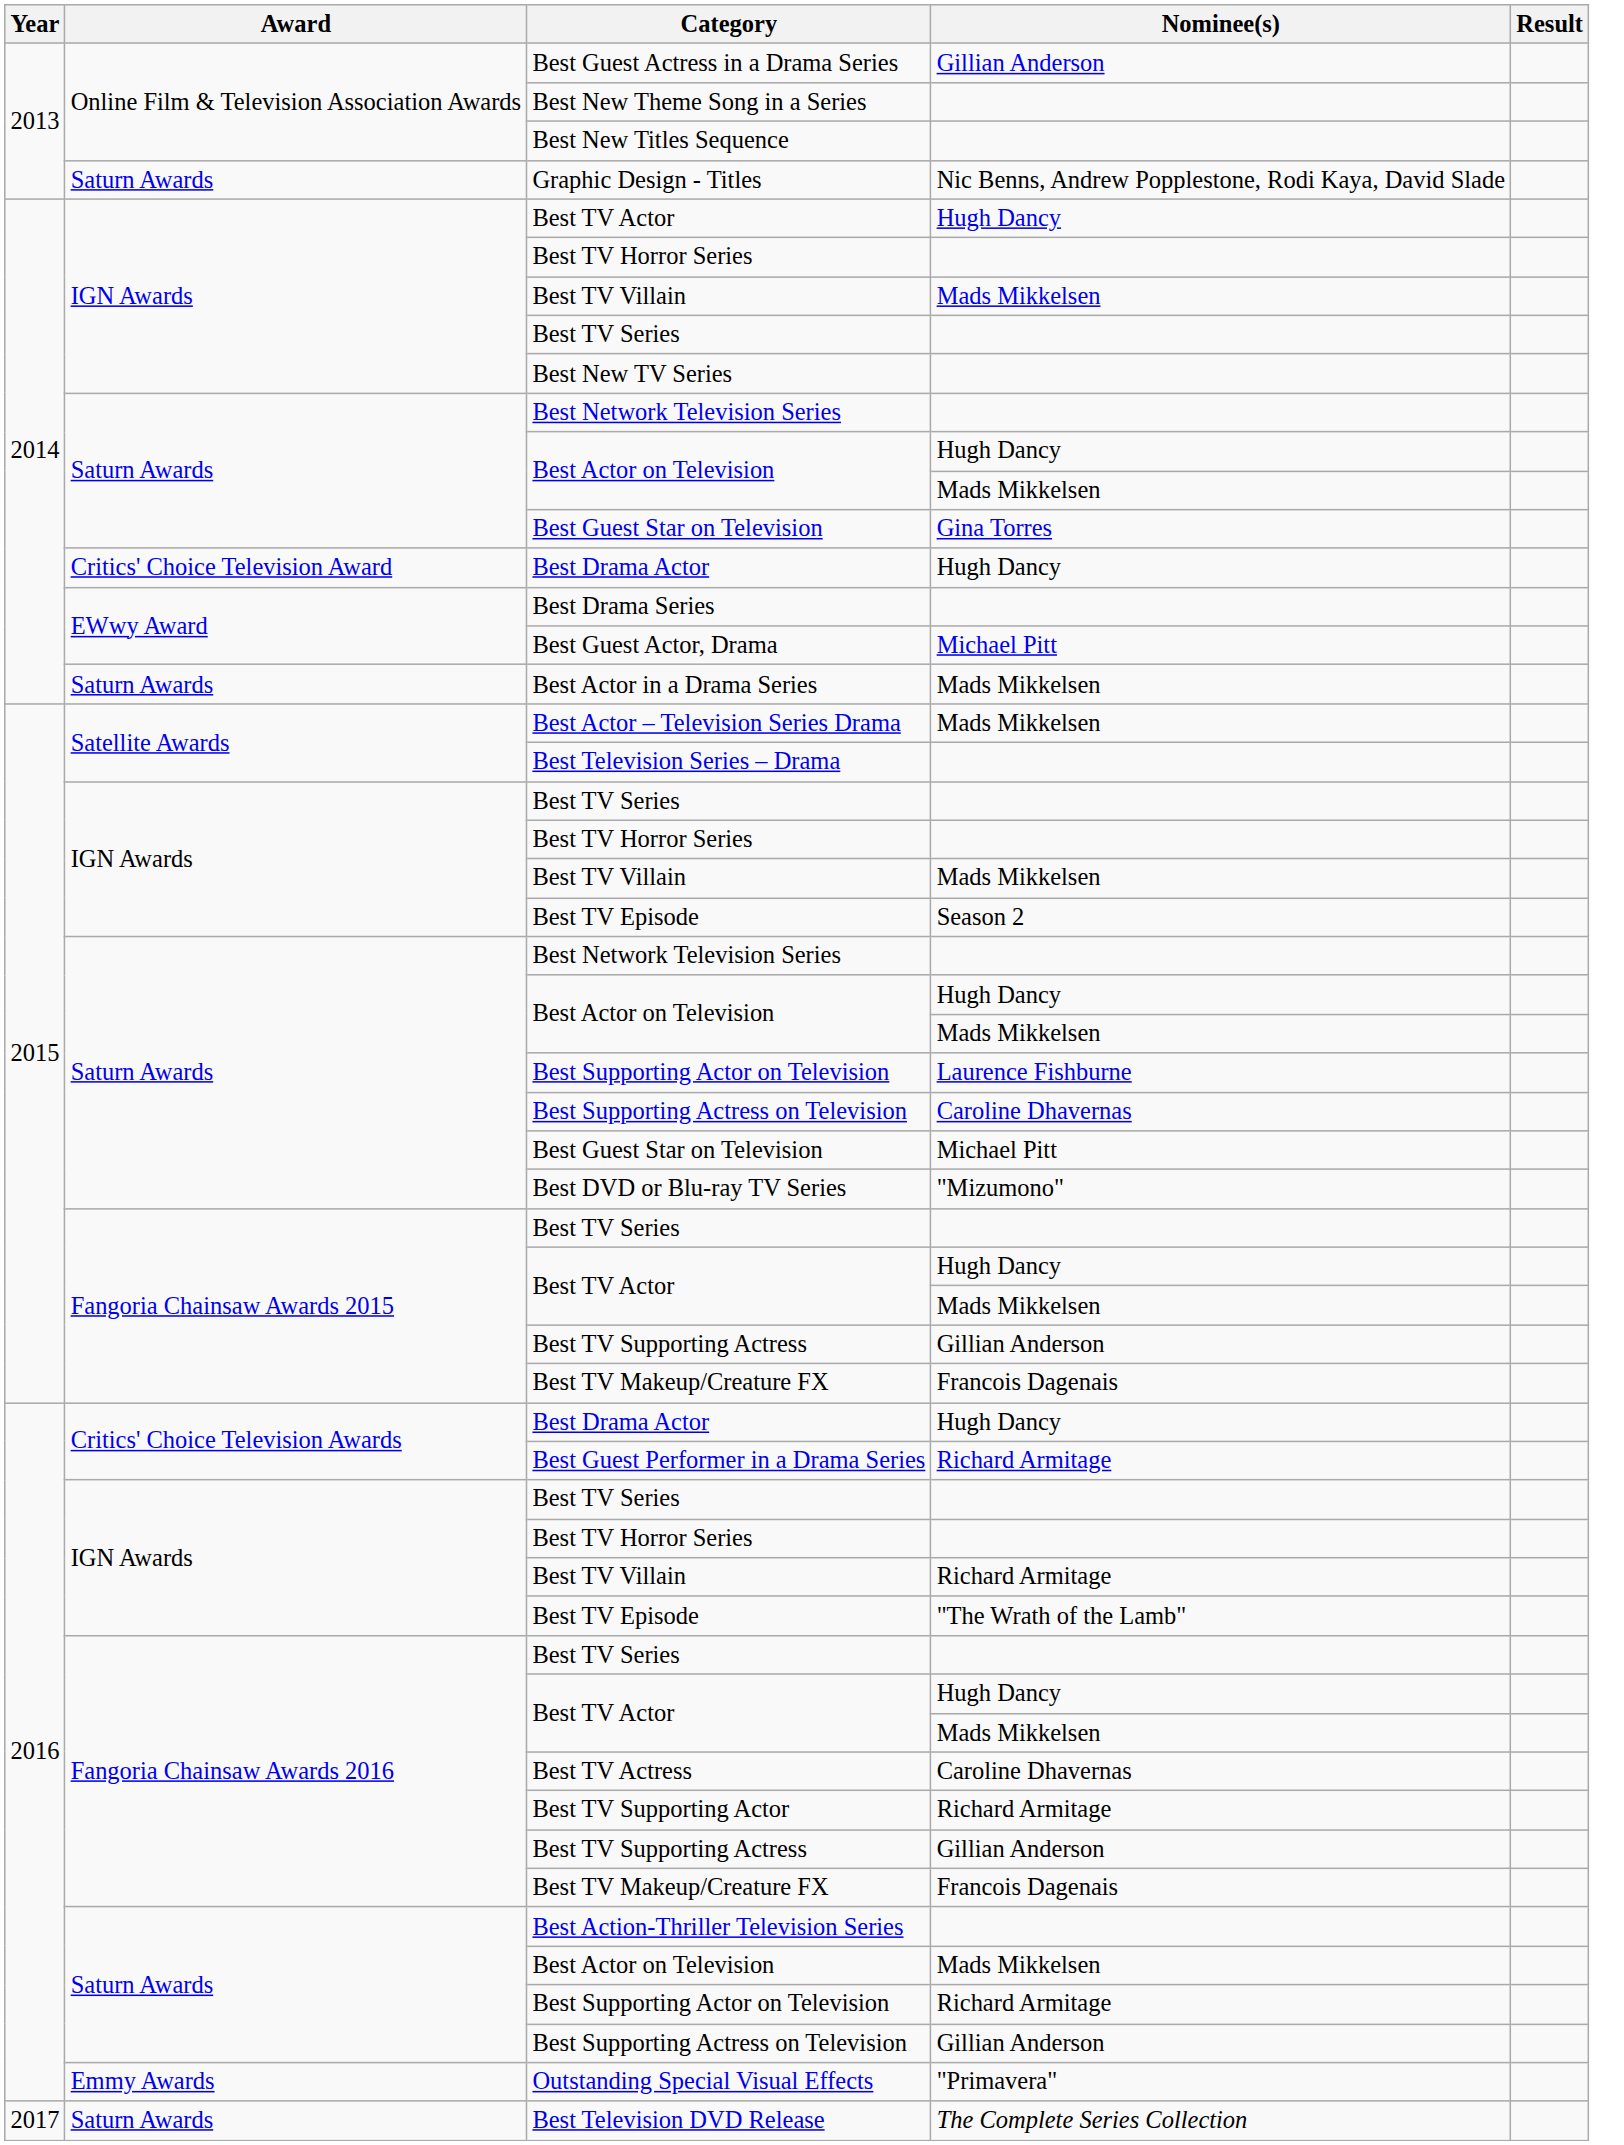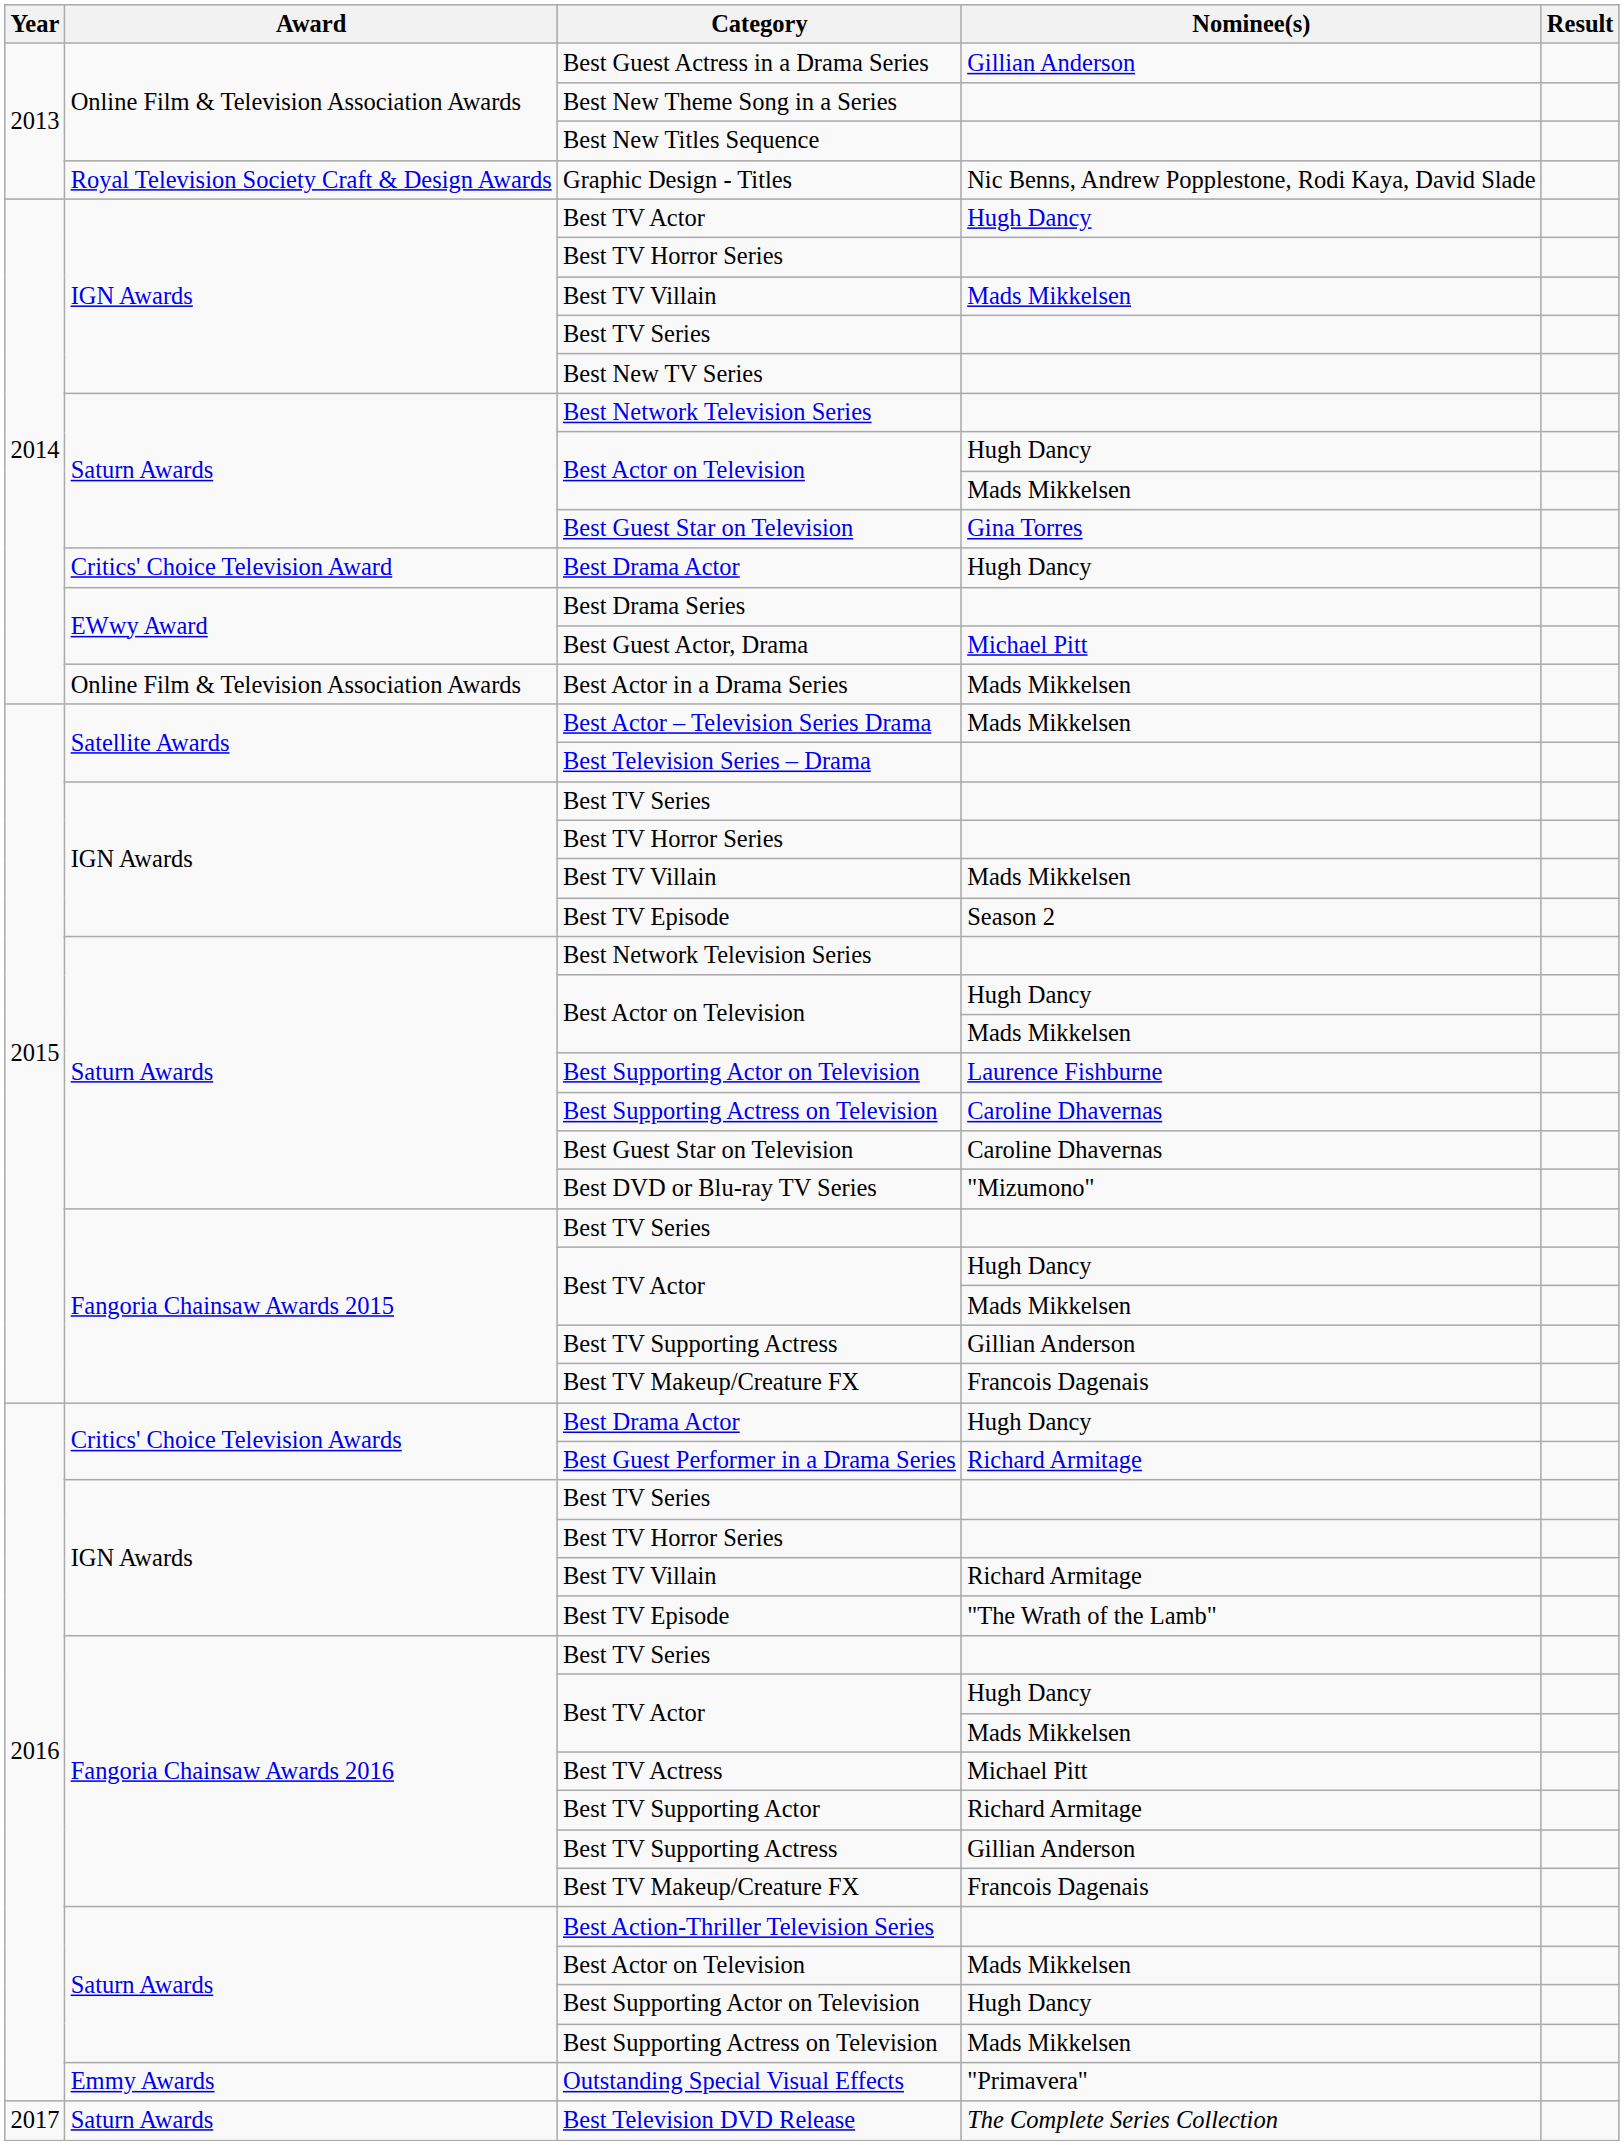(142, 179) Saturn Awards -> (311, 179) Royal Television Society Craft & Design Awards
(142, 683) Saturn Awards -> (296, 683) Online Film & Television Association Awards
(997, 1149) Michael Pitt -> (1065, 1149) Caroline Dhavernas
(1034, 1770) Caroline Dhavernas -> (1027, 1770) Michael Pitt
(1024, 2003) Richard Armitage -> (1029, 2003) Hugh Dancy
(1021, 2042) Gillian Anderson -> (1049, 2042) Mads Mikkelsen
